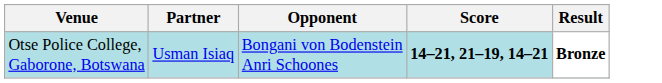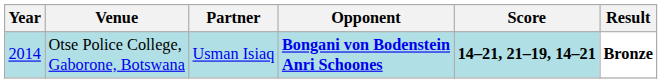+ column: (25, 18)
(322, 54) normal -> (366, 54) bold
